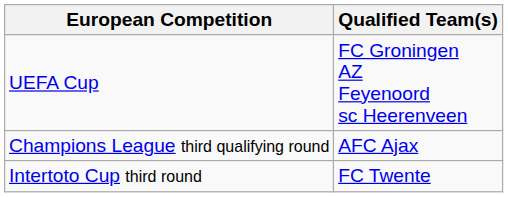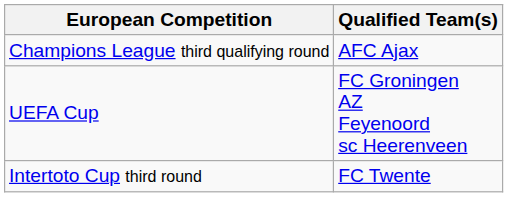rows swapped: (169, 145) <-> (54, 82)
